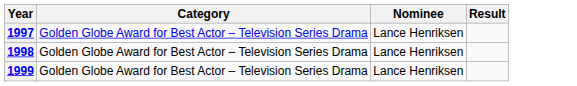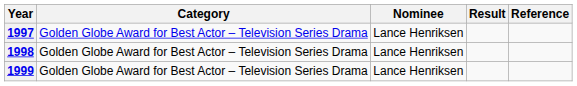+ column: (540, 14)
